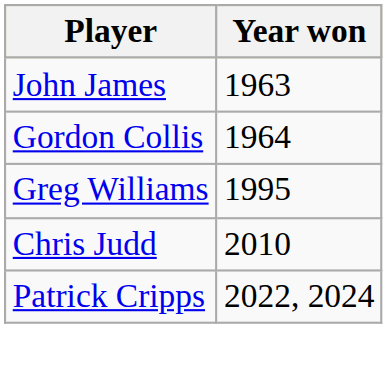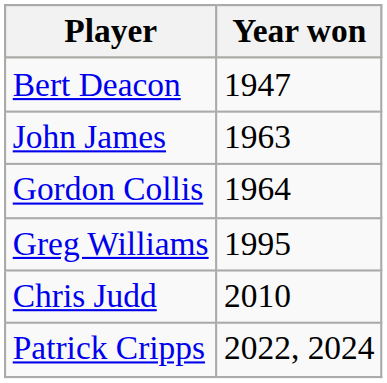+ row: (97, 84)
